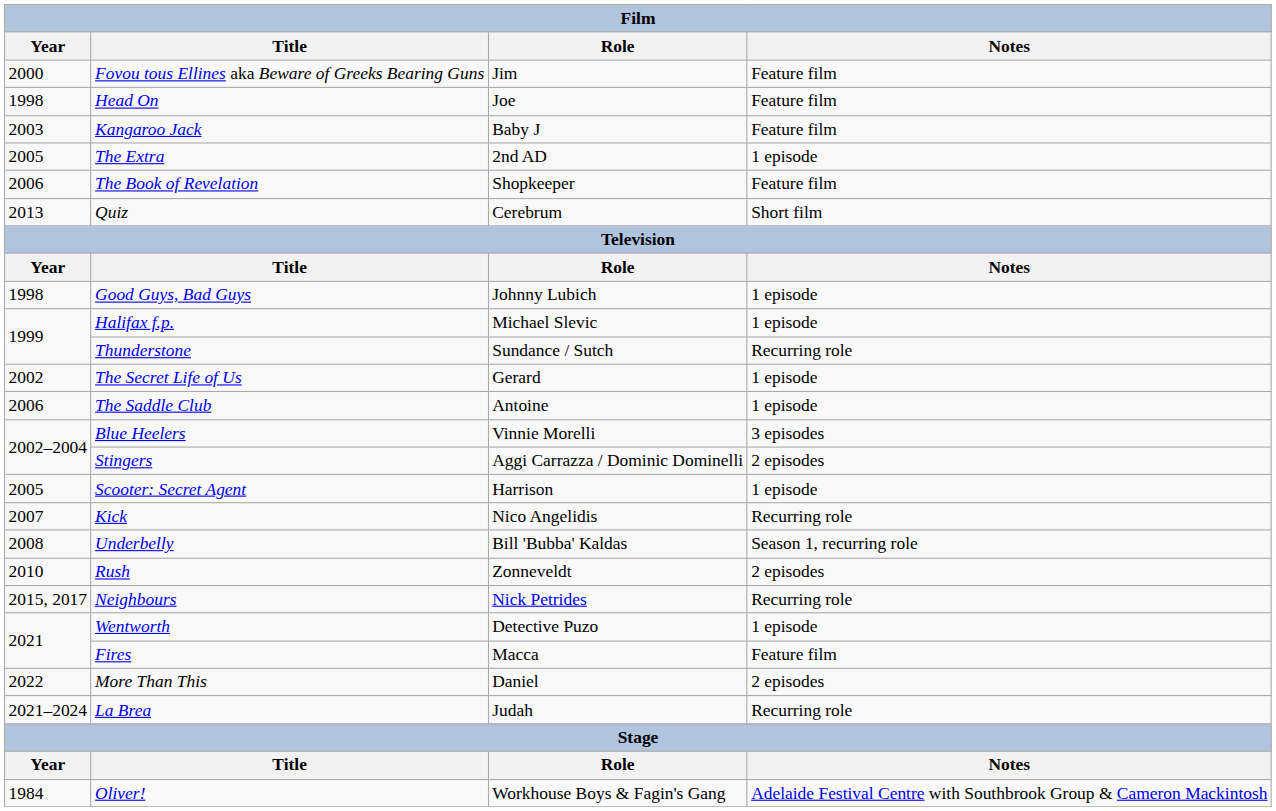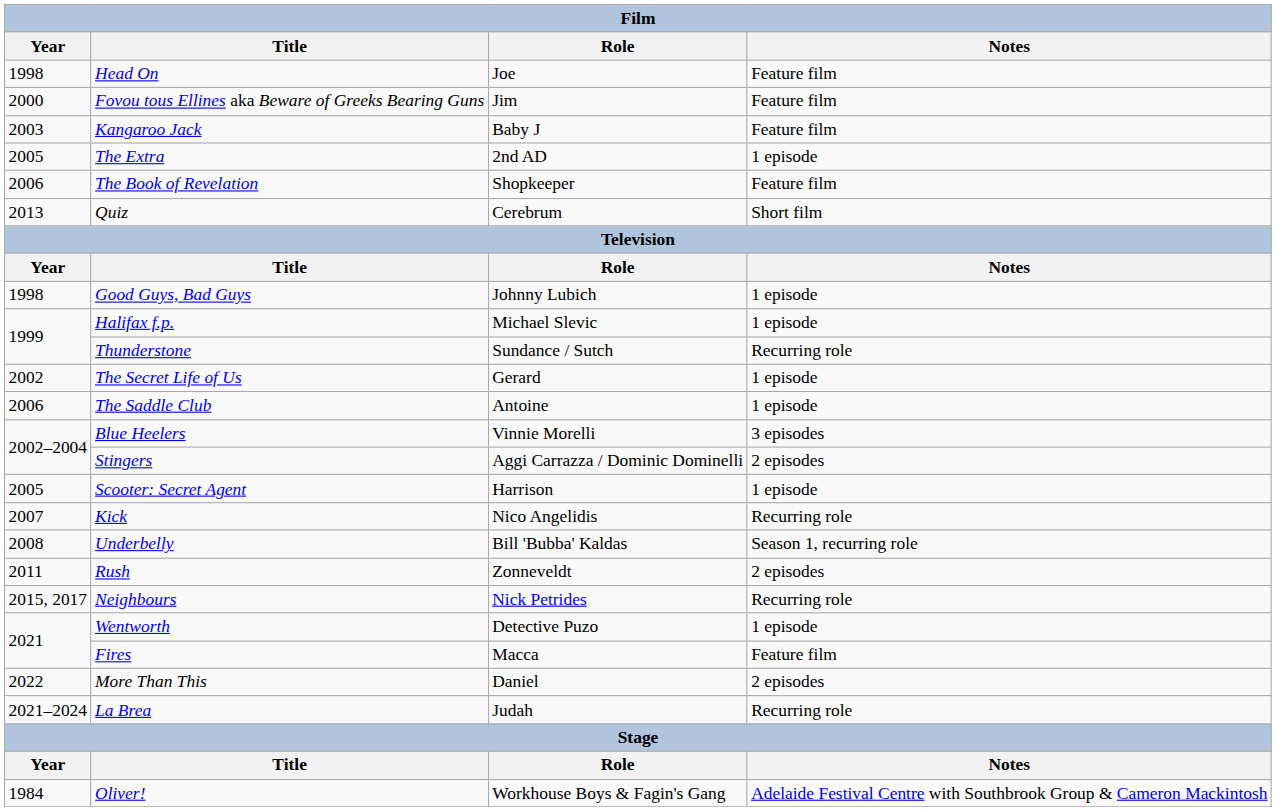rows swapped: (127, 101) <-> (290, 73)
(26, 571) 2010 -> (26, 571) 2011
